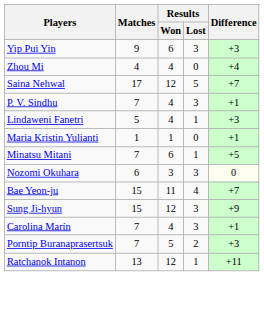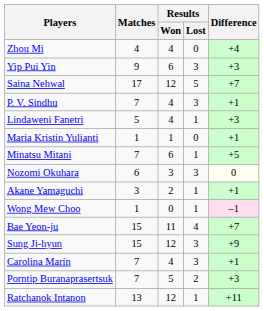rows swapped: (31, 48) <-> (25, 66)
+ row: (45, 190)
+ row: (44, 208)
